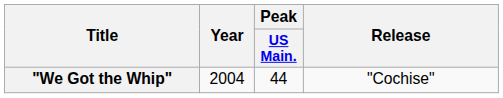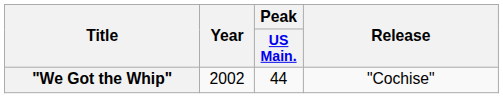(227, 79) 2004 -> (227, 79) 2002
